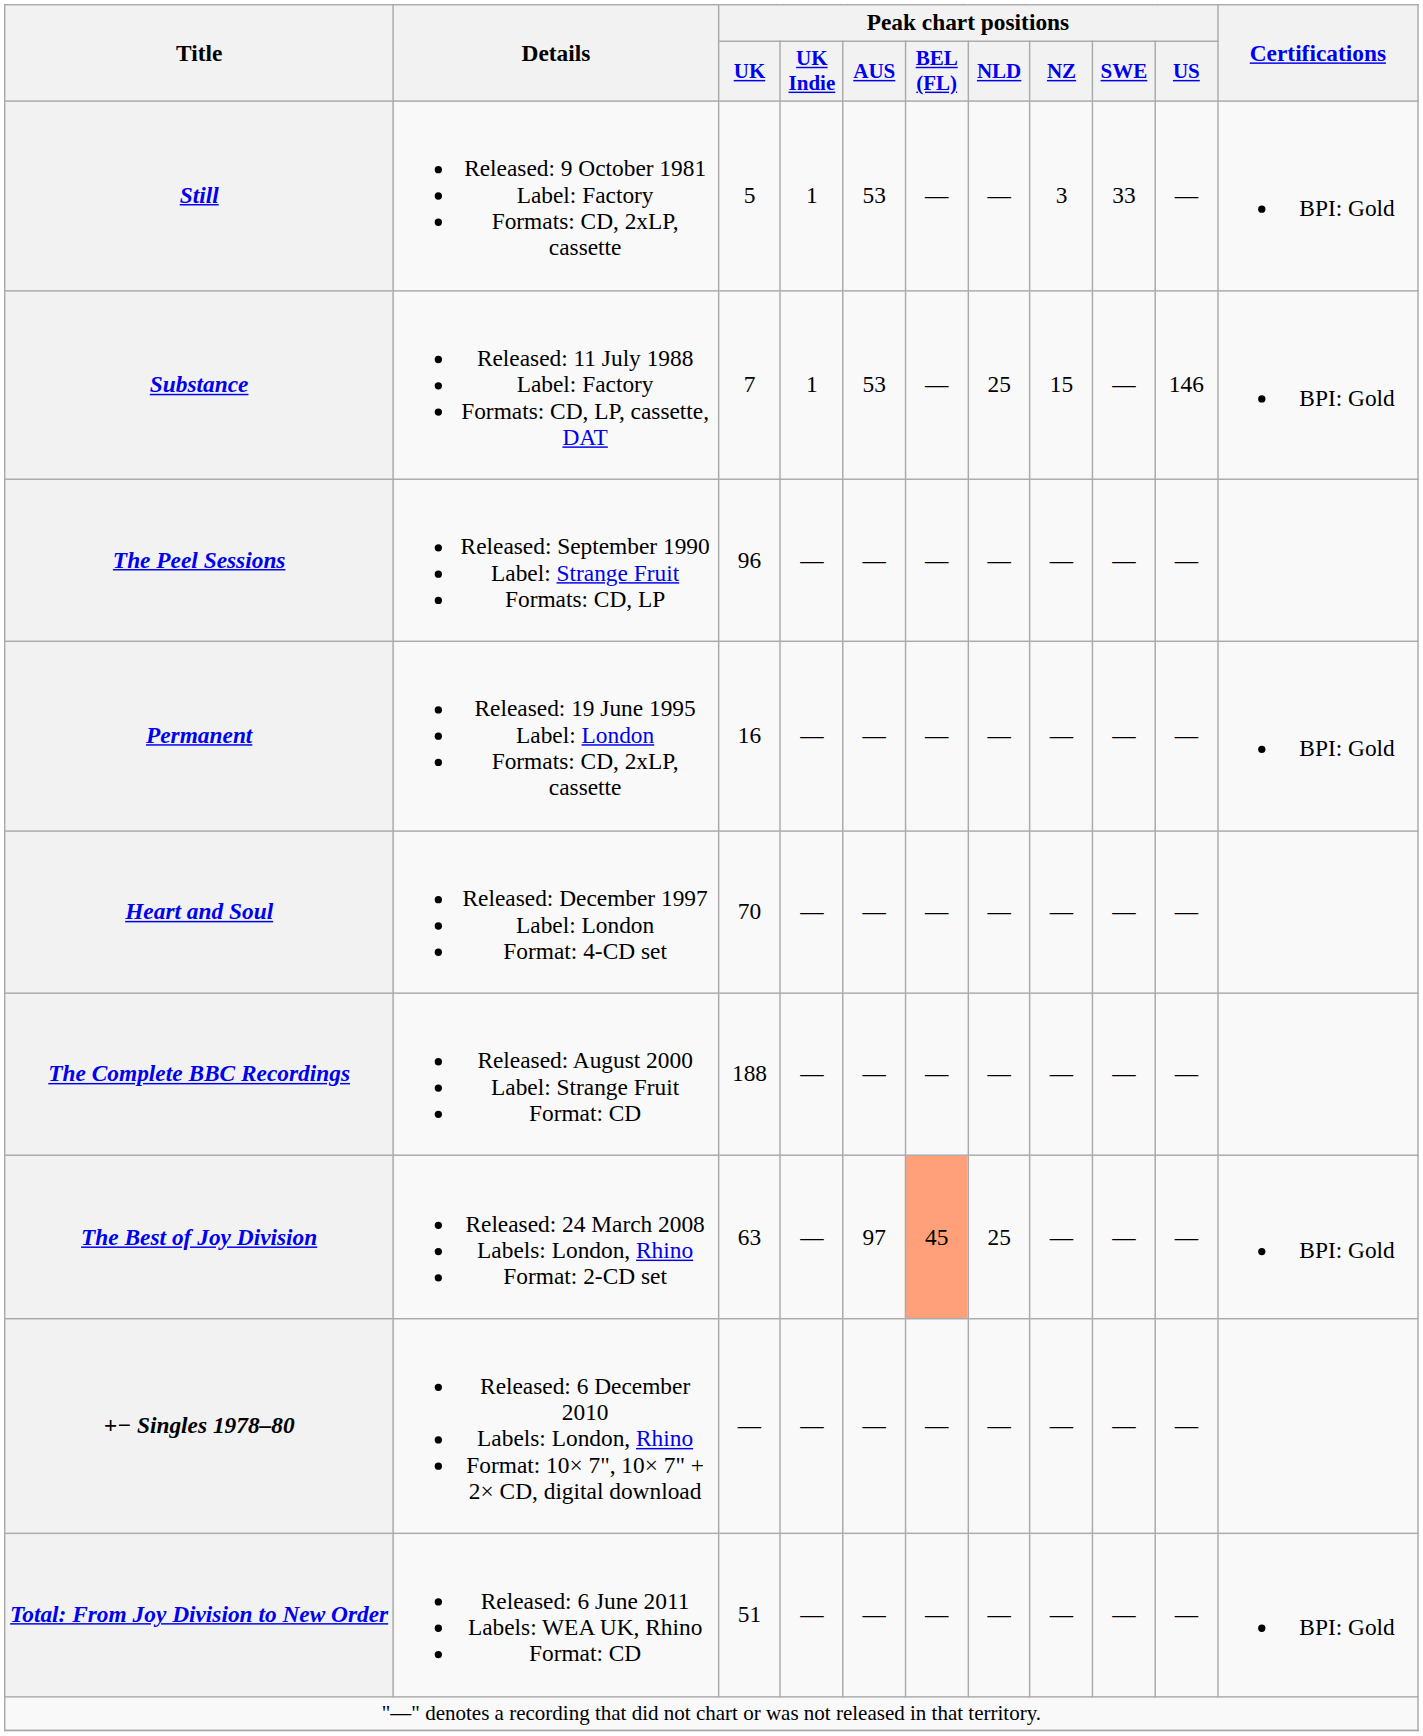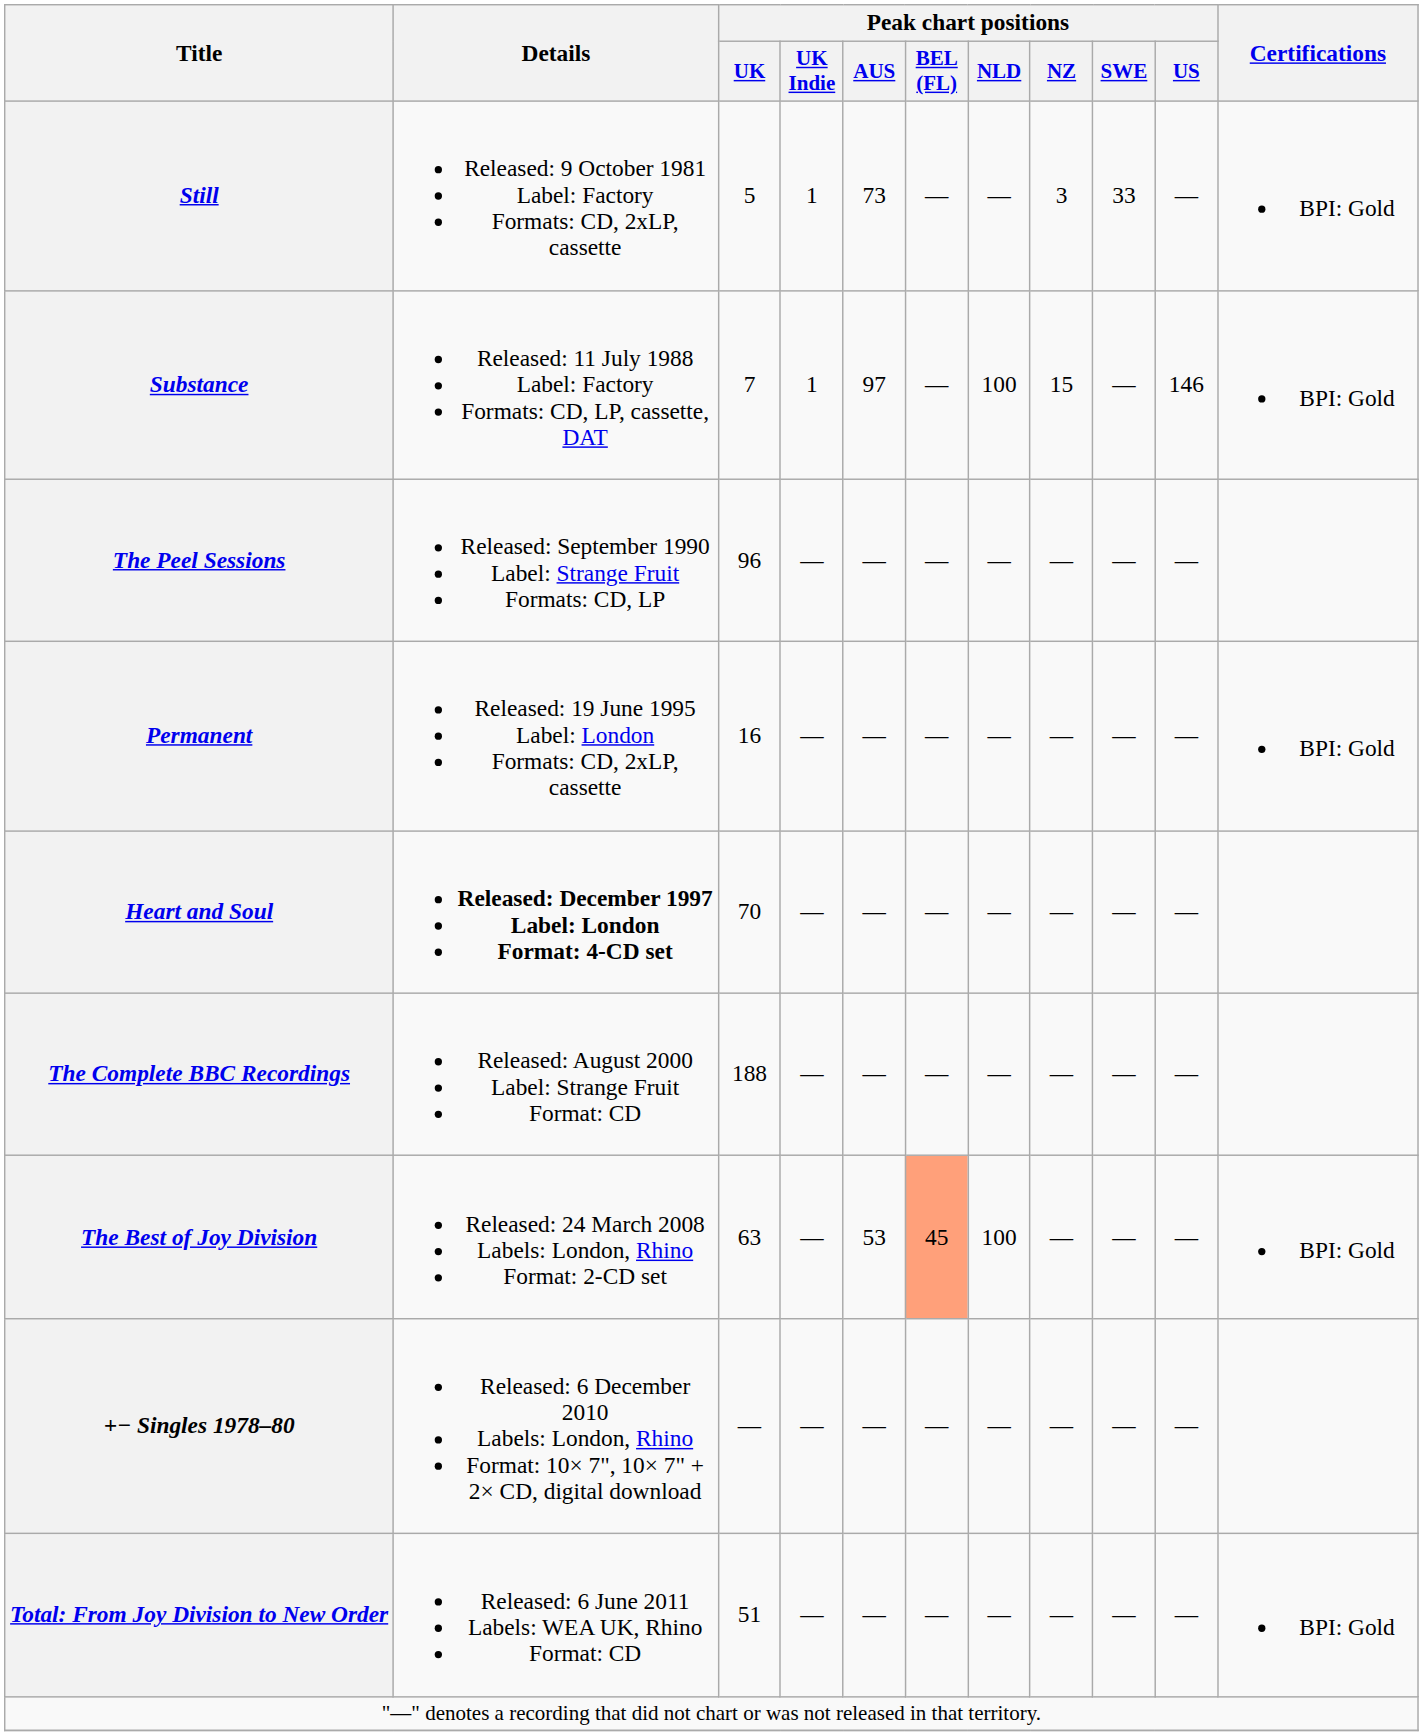(874, 195) 53 -> (874, 195) 73
(874, 384) 53 -> (874, 384) 97
(999, 384) 25 -> (999, 384) 100
(556, 925) normal -> (556, 925) bold
(874, 1236) 97 -> (874, 1236) 53
(999, 1236) 25 -> (999, 1236) 100
